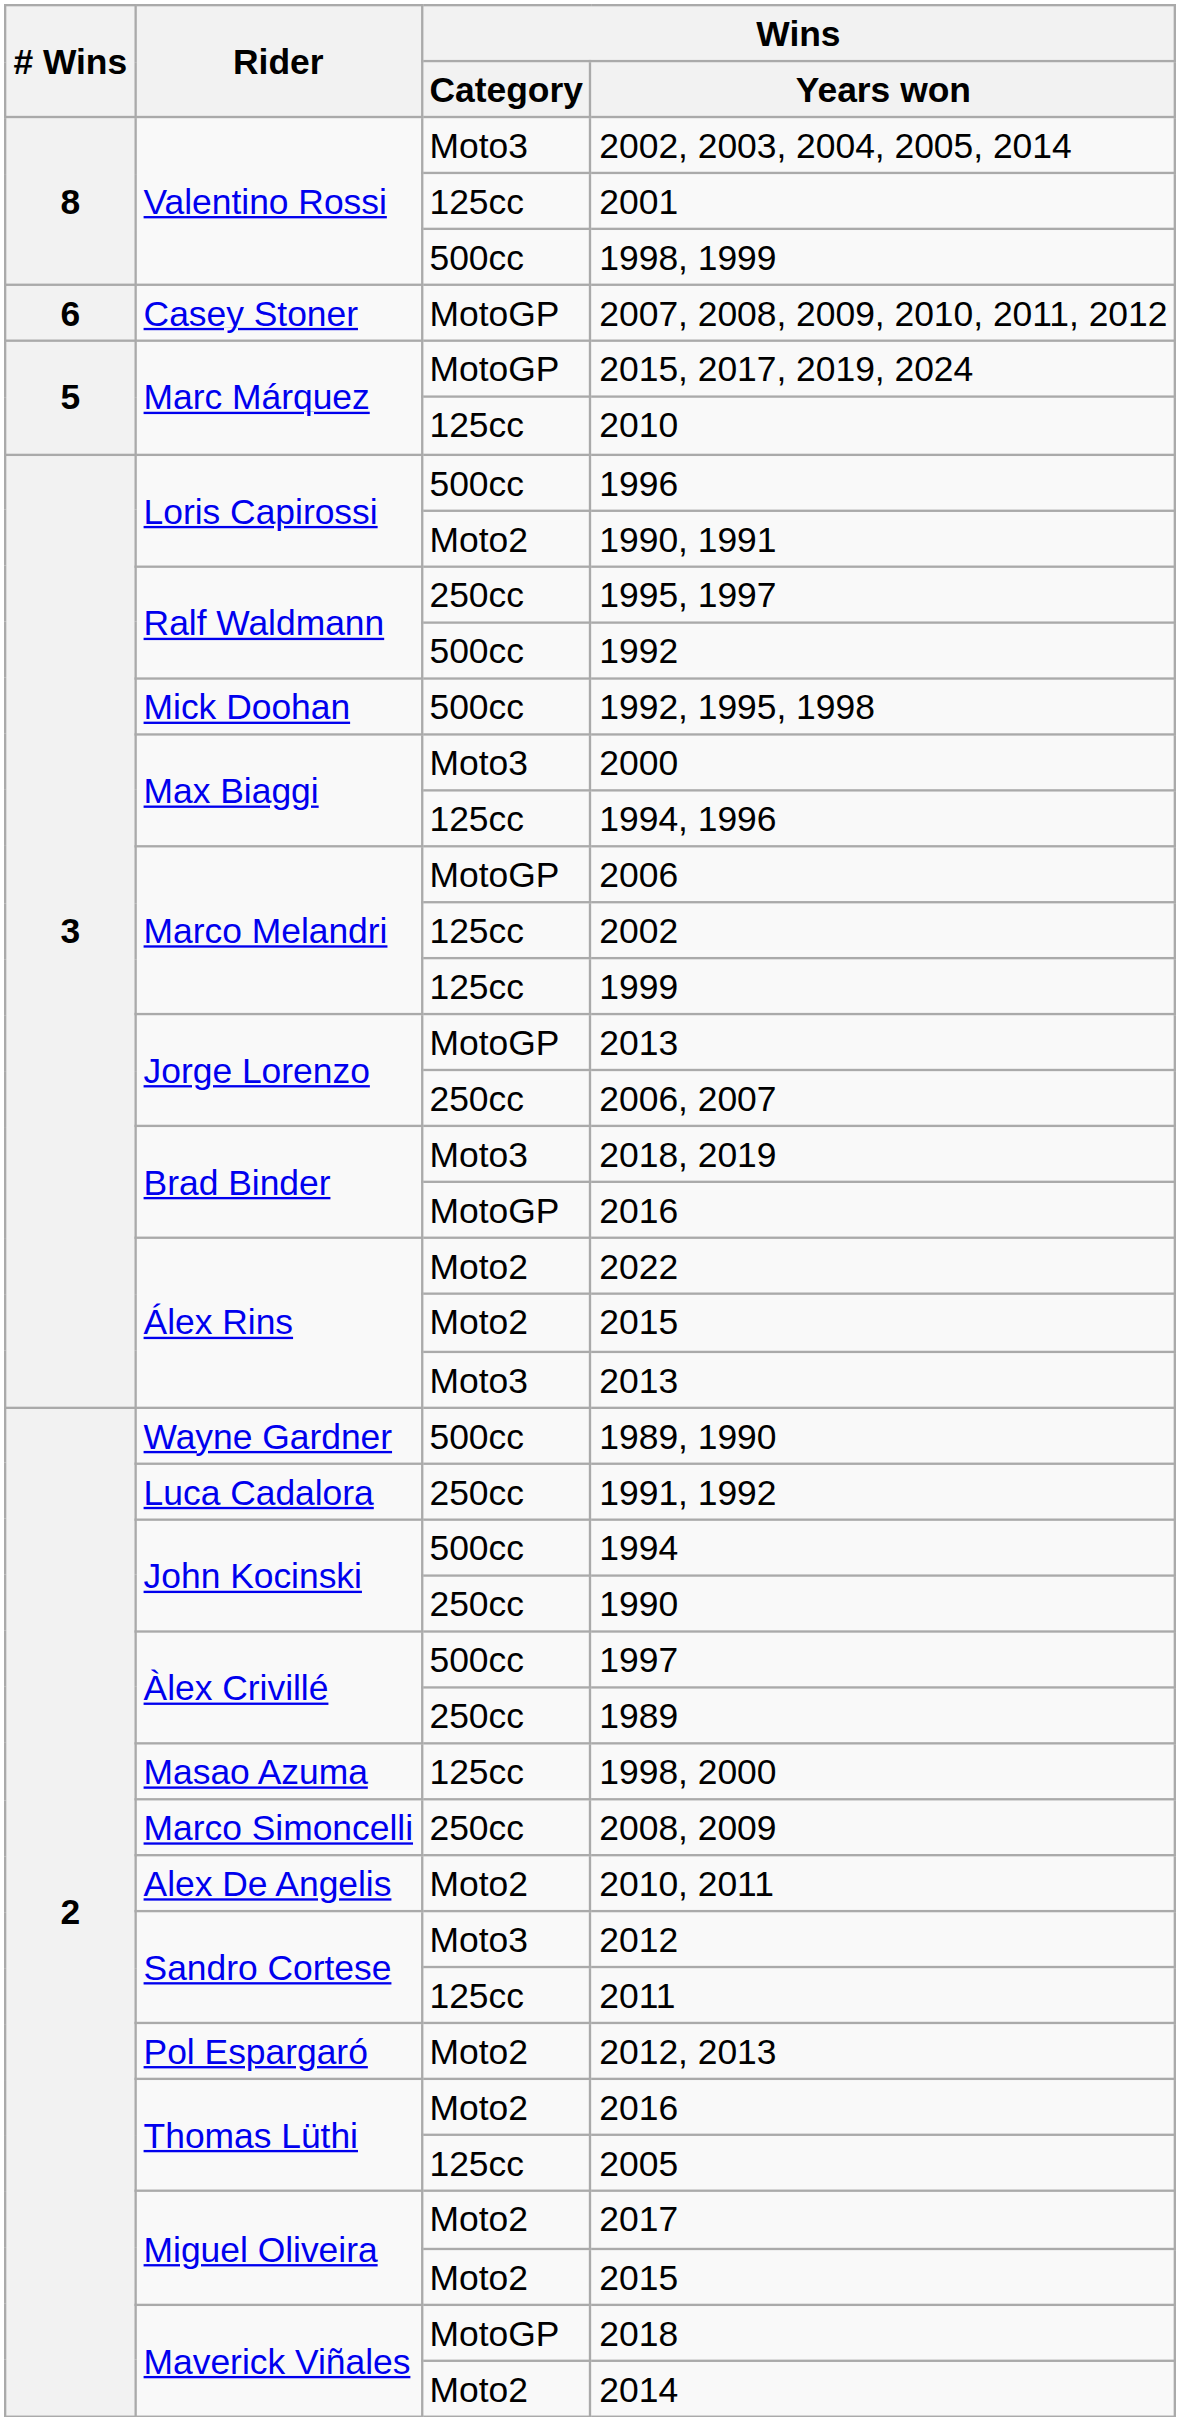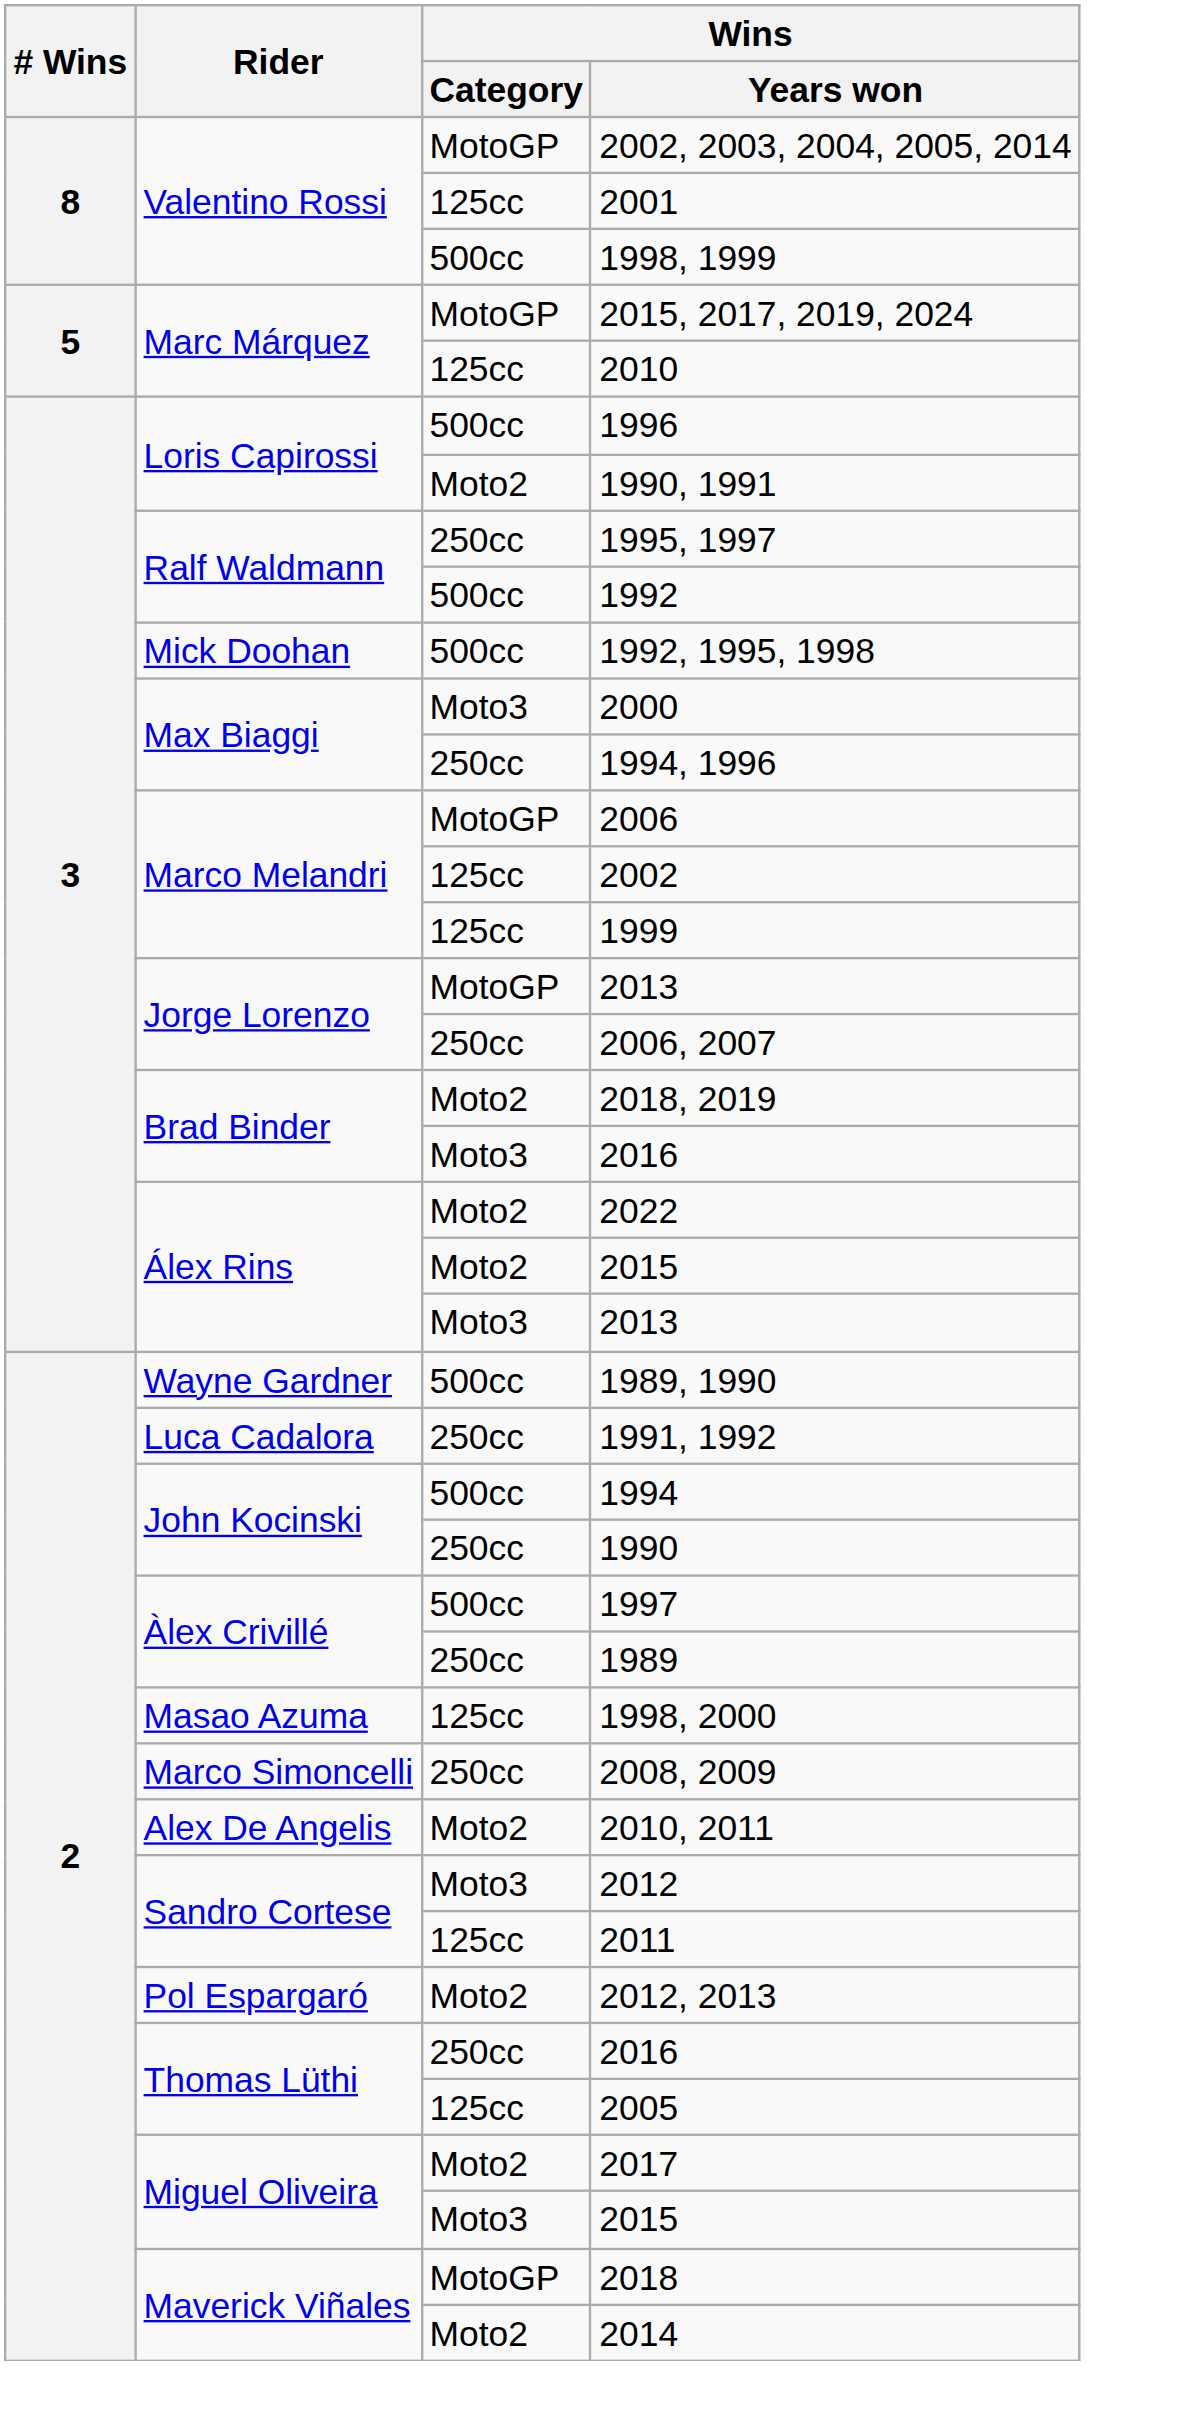(479, 146) Moto3 -> (494, 146) MotoGP
- row: (251, 314)
(477, 818) 125cc -> (477, 762) 250cc
(479, 1155) Moto3 -> (479, 1099) Moto2
(494, 1211) MotoGP -> (479, 1155) Moto3
(479, 2108) Moto2 -> (477, 2052) 250cc
(479, 2276) Moto2 -> (479, 2220) Moto3
